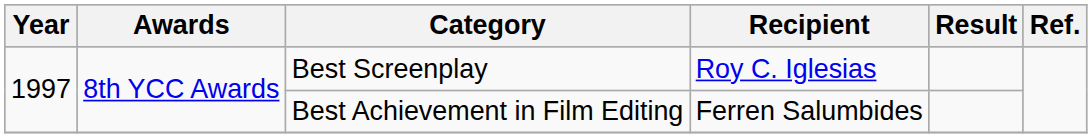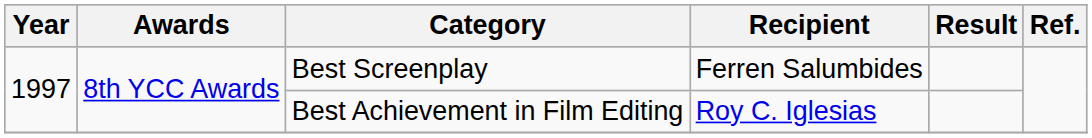(786, 68) Roy C. Iglesias -> (809, 68) Ferren Salumbides
(809, 111) Ferren Salumbides -> (786, 111) Roy C. Iglesias
